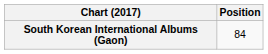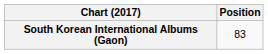(240, 35) 84 -> (240, 35) 83
